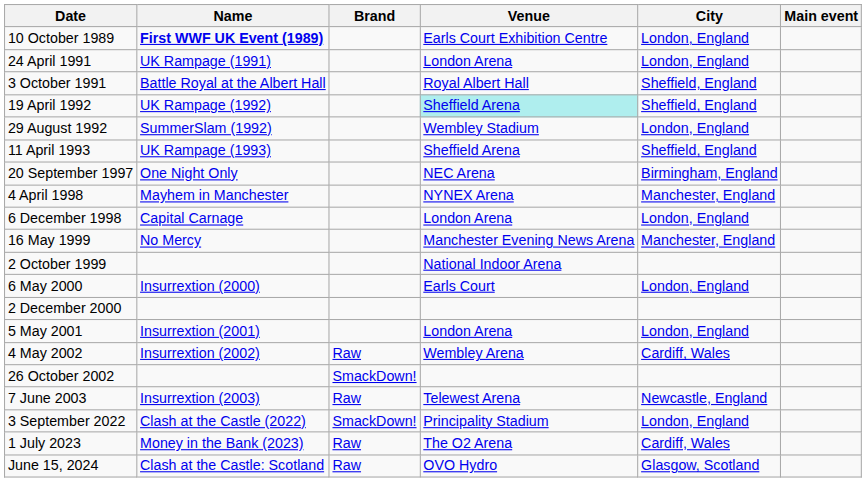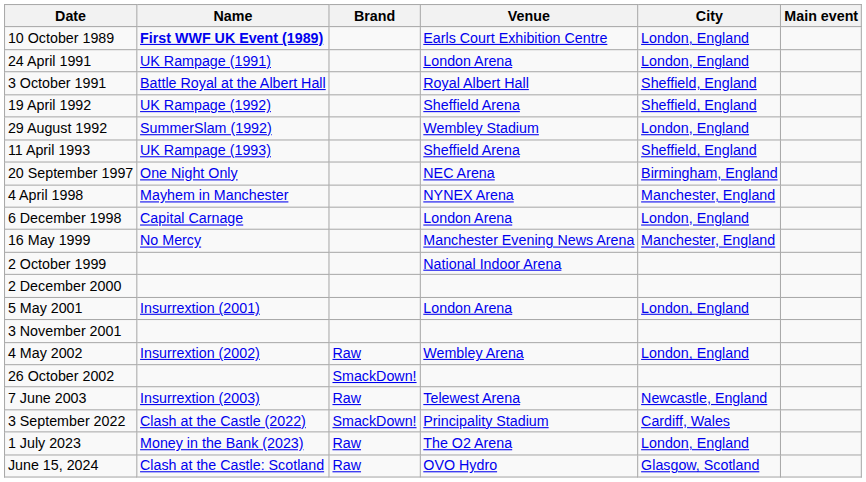(472, 105) paleturquoise background -> (472, 105) no background
- row: (45, 285)
+ row: (65, 331)
(686, 353) Cardiff, Wales -> (695, 353) London, England
(695, 421) London, England -> (686, 421) Cardiff, Wales
(686, 443) Cardiff, Wales -> (695, 443) London, England
